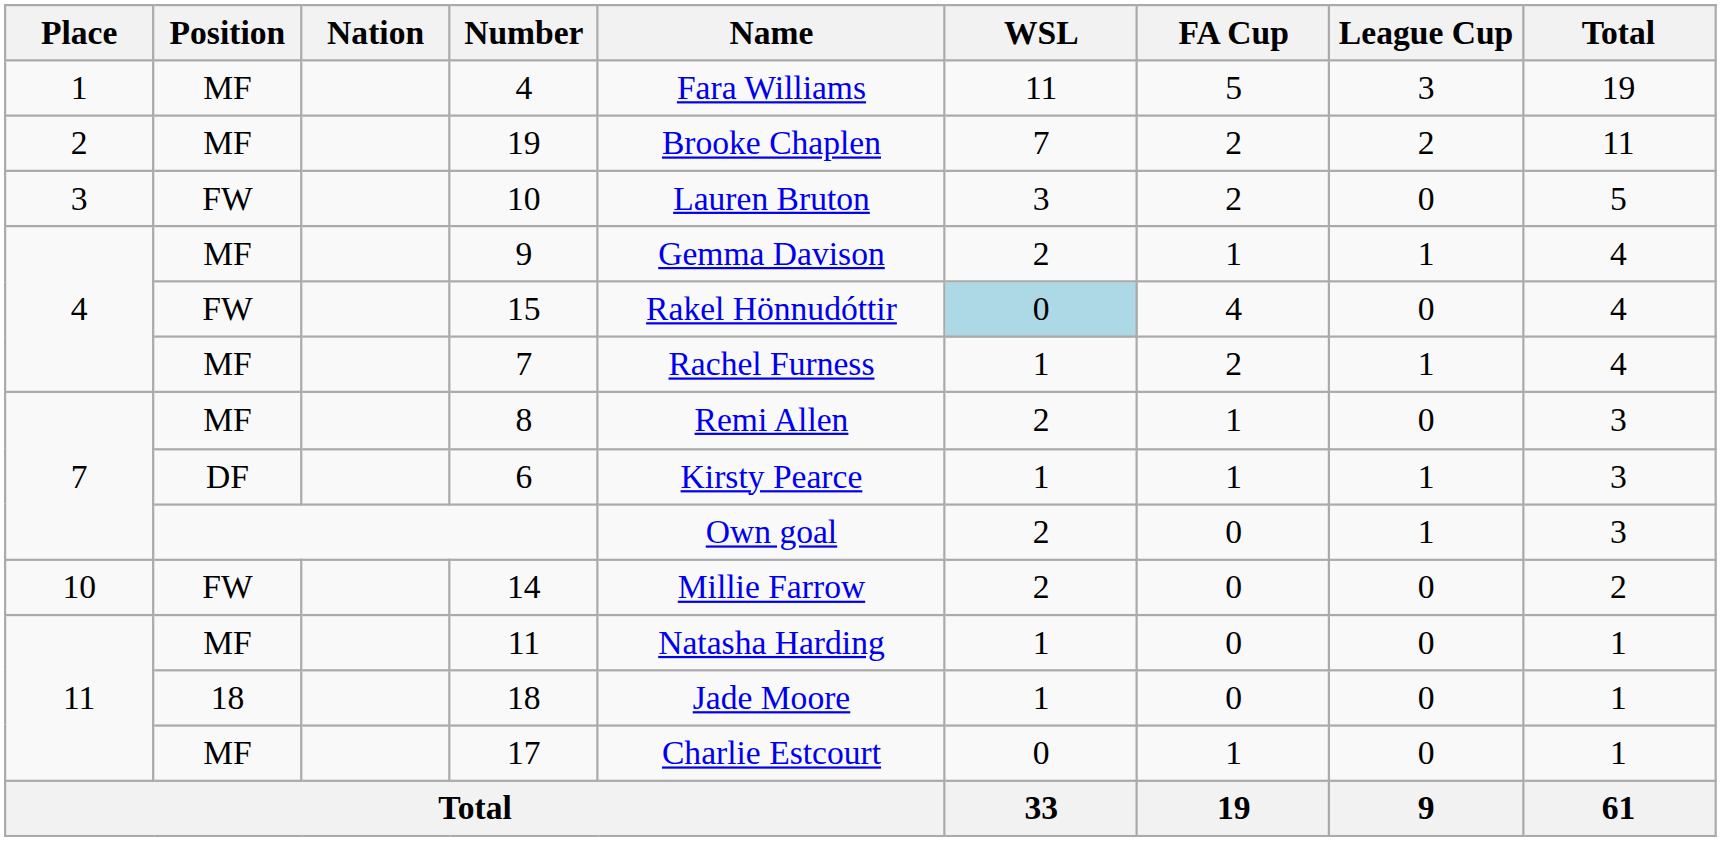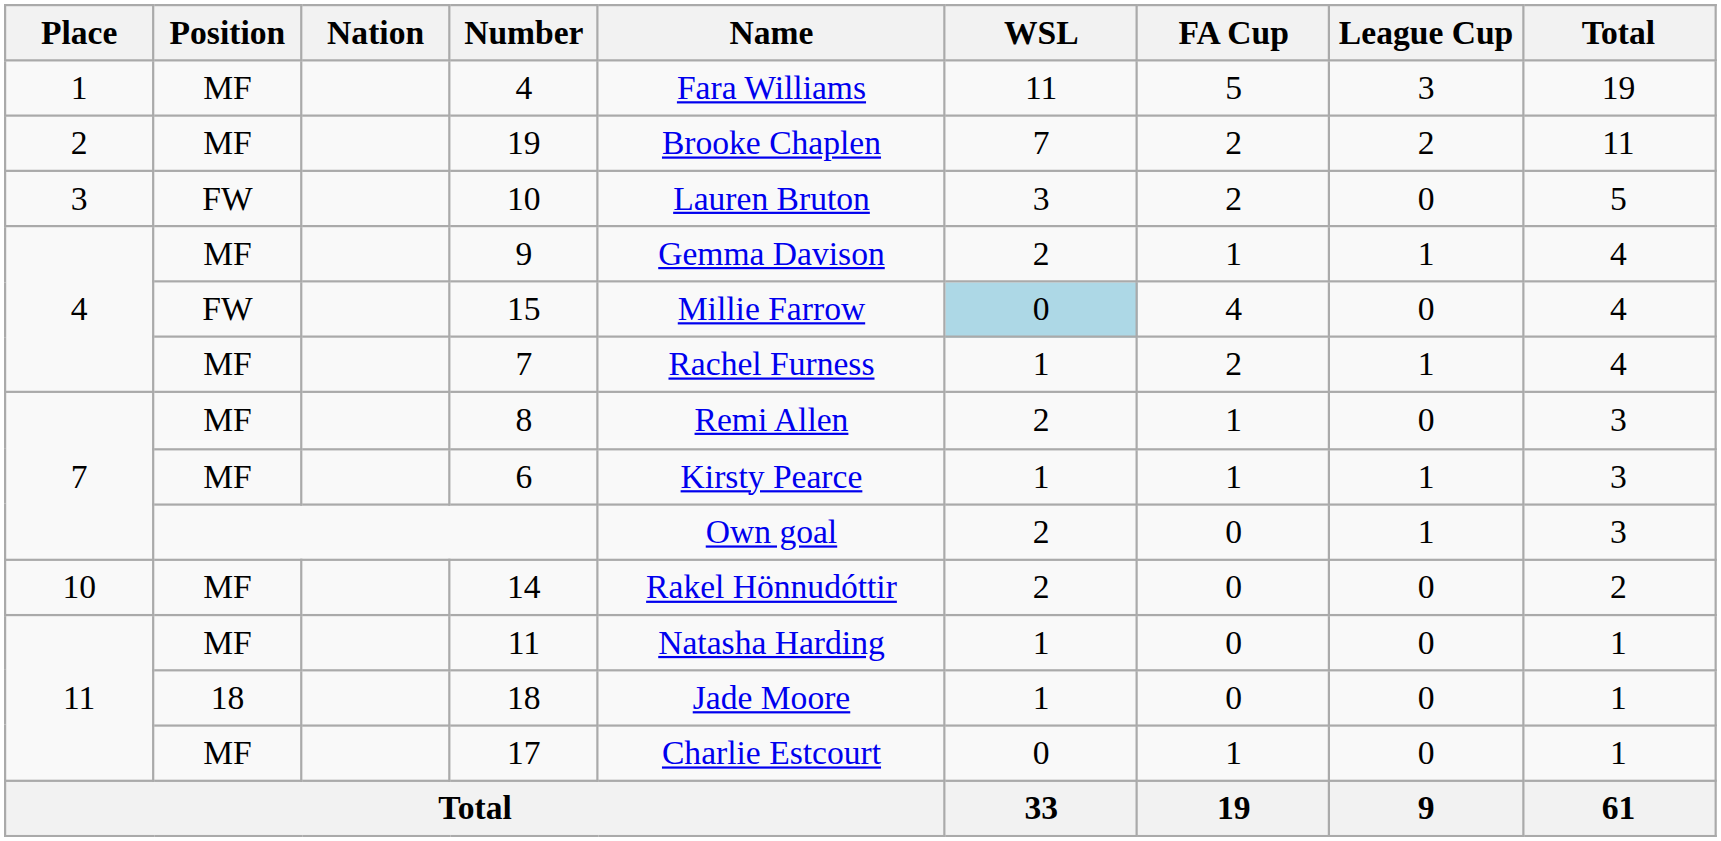(771, 309) Rakel Hönnudóttir -> (771, 309) Millie Farrow
(227, 475) DF -> (227, 475) MF
(227, 586) FW -> (227, 586) MF
(771, 586) Millie Farrow -> (771, 586) Rakel Hönnudóttir
